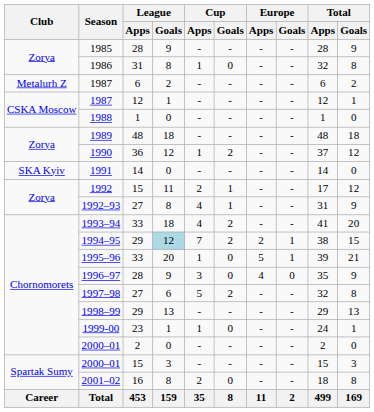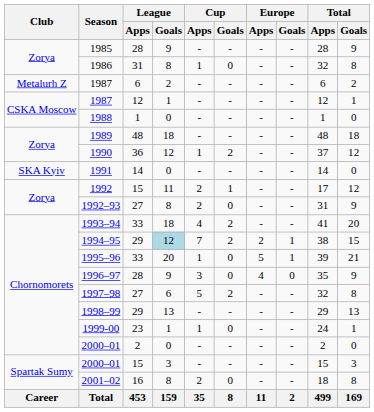(199, 205) 4 -> (199, 205) 2
(230, 205) 1 -> (230, 205) 0
